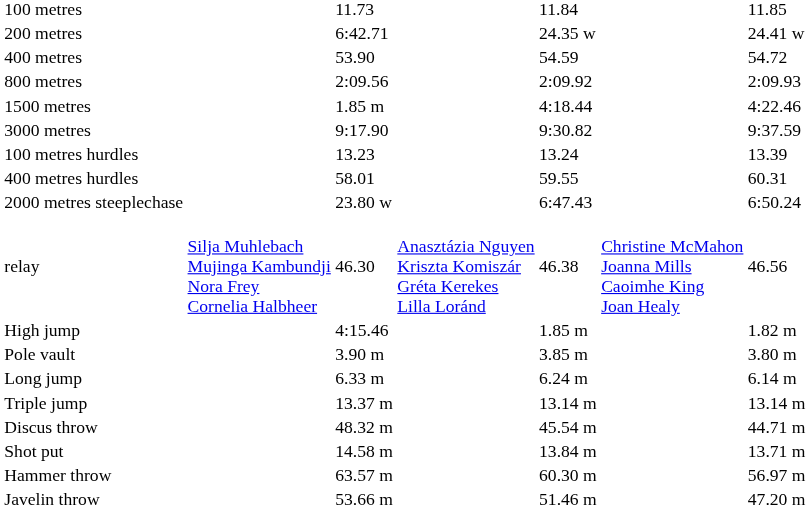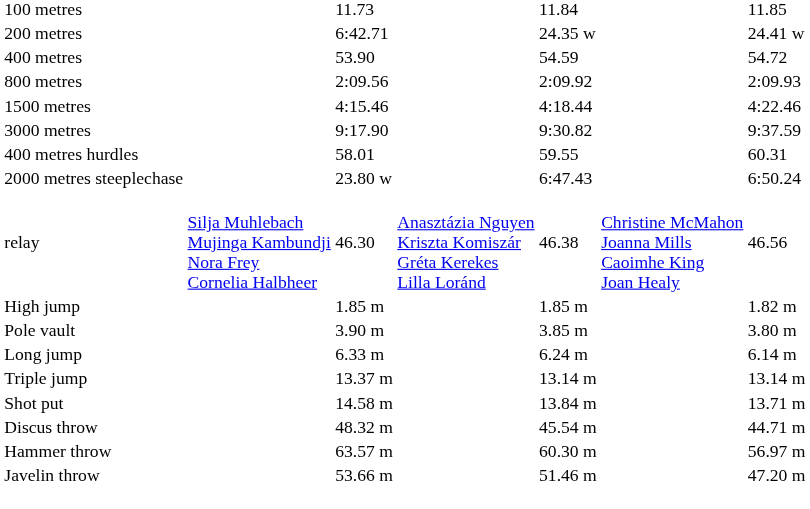(360, 105) 1.85 m -> (362, 105) 4:15.46
- row: (71, 154)
(362, 330) 4:15.46 -> (360, 306) 1.85 m
rows swapped: (34, 451) <-> (51, 427)
